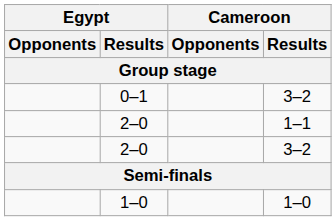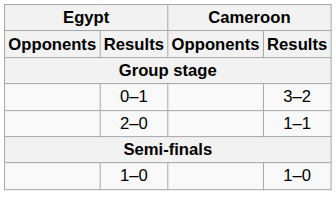- row: (134, 149)
